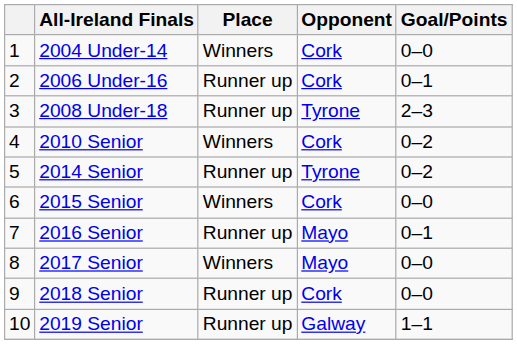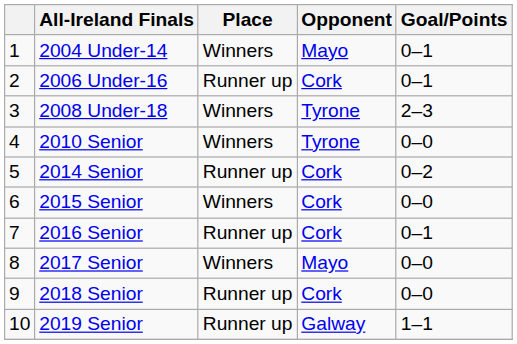(322, 50) Cork -> (325, 50) Mayo
(417, 50) 0–0 -> (417, 50) 0–1
(248, 111) Runner up -> (238, 111) Winners
(322, 141) Cork -> (331, 141) Tyrone
(417, 141) 0–2 -> (417, 141) 0–0
(331, 171) Tyrone -> (322, 171) Cork
(325, 232) Mayo -> (322, 232) Cork
